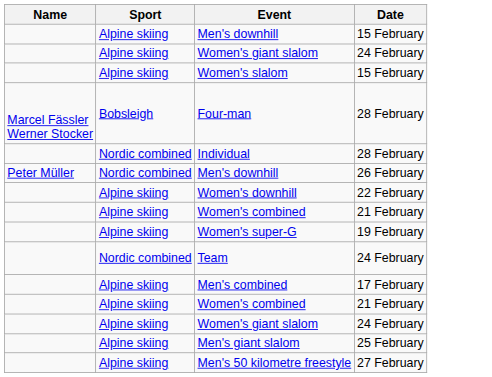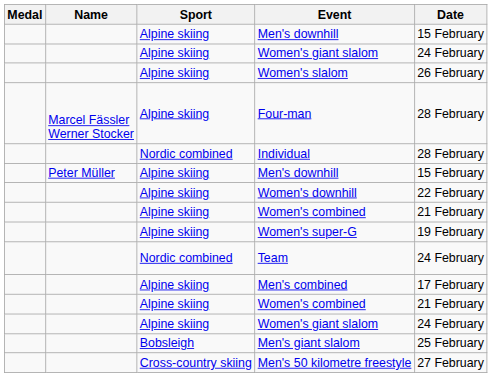+ column: (25, 15)
(390, 73) 15 February -> (451, 73) 26 February
(126, 114) Bobsleigh -> (175, 114) Alpine skiing
(145, 173) Nordic combined -> (175, 173) Alpine skiing
(390, 173) 26 February -> (451, 173) 15 February
(134, 344) Alpine skiing -> (167, 344) Bobsleigh
(134, 363) Alpine skiing -> (196, 363) Cross-country skiing
